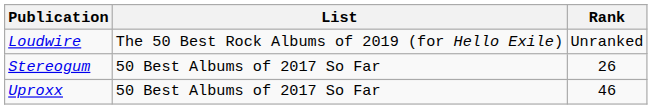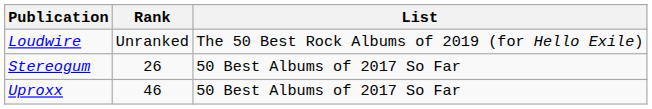columns swapped: (607, 17) <-> (339, 17)
